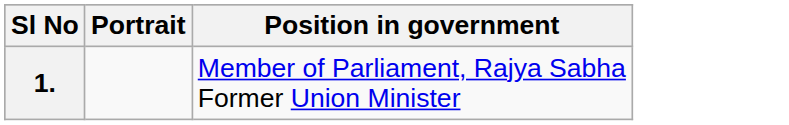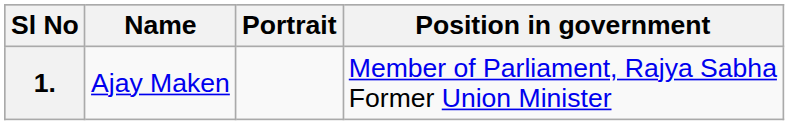+ column: (160, 25)
